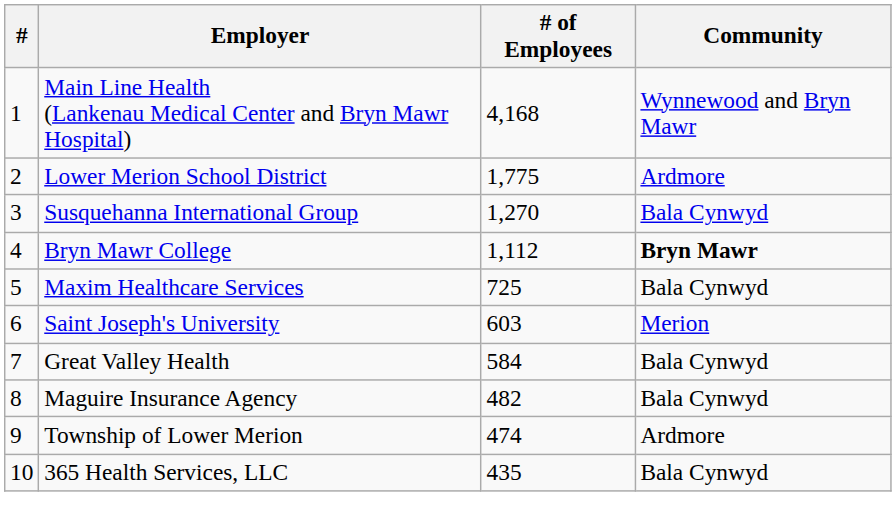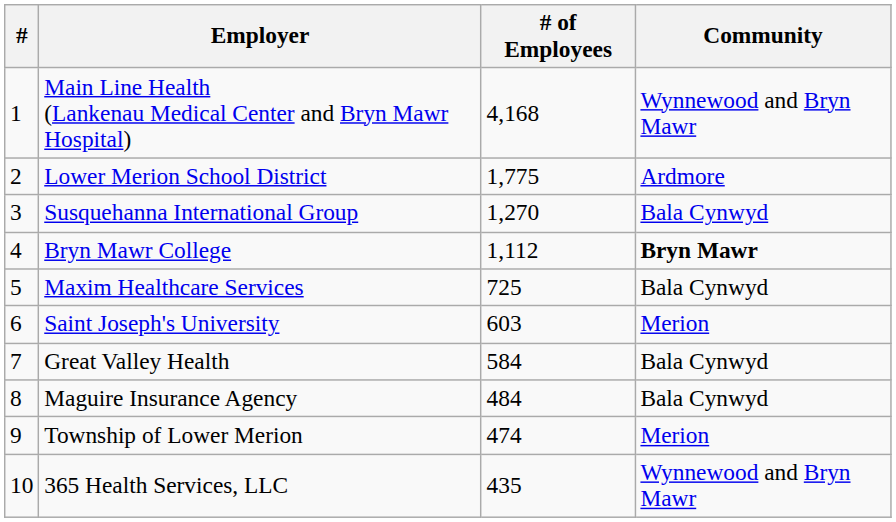(504, 398) 482 -> (504, 398) 484
(683, 435) Ardmore -> (675, 435) Merion
(704, 472) Bala Cynwyd -> (745, 485) Wynnewood and Bryn Mawr
